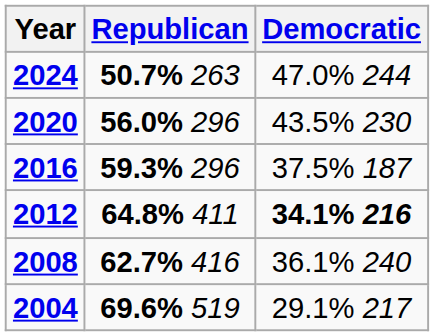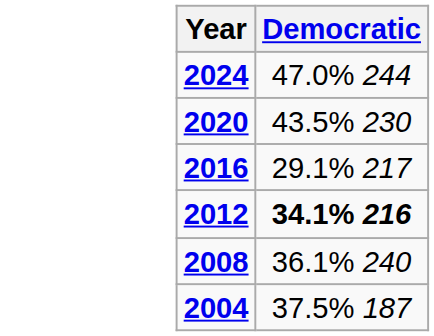- column: (170, 29)
(342, 168) 37.5% 187 -> (342, 168) 29.1% 217
(342, 306) 29.1% 217 -> (342, 306) 37.5% 187
